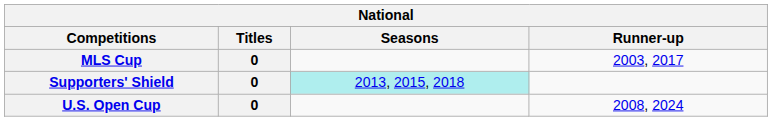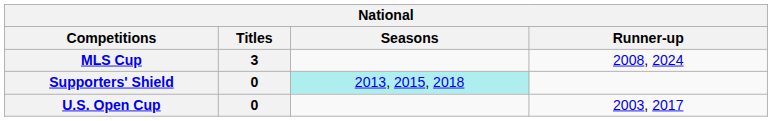(254, 60) 0 -> (254, 60) 3
(648, 60) 2003, 2017 -> (648, 60) 2008, 2024
(648, 104) 2008, 2024 -> (648, 104) 2003, 2017
